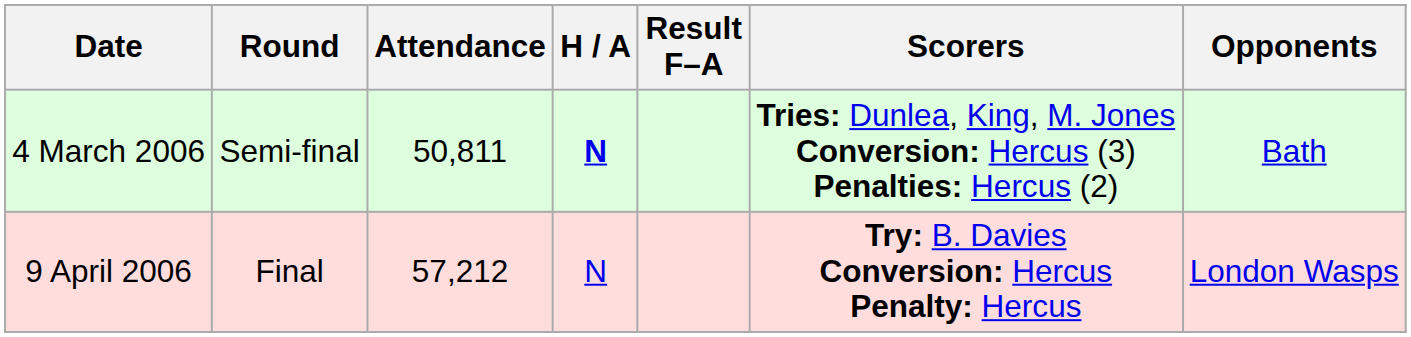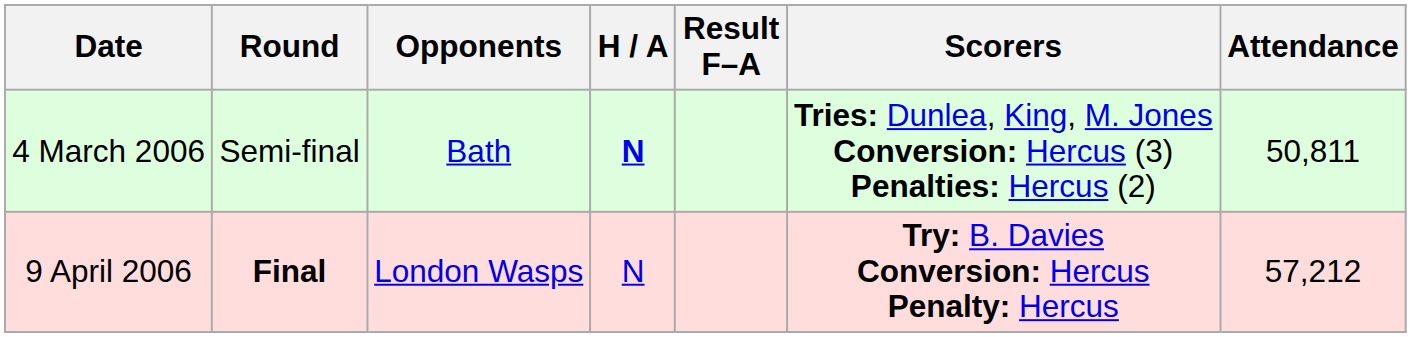columns swapped: (1294, 47) <-> (460, 47)
(290, 271) normal -> (290, 271) bold
